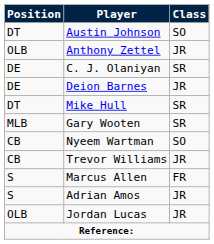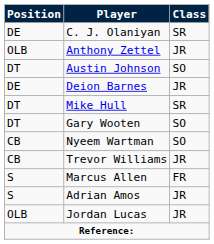rows swapped: (113, 68) <-> (113, 32)
(17, 123) MLB -> (14, 123) DT
(179, 123) SR -> (179, 123) SO
